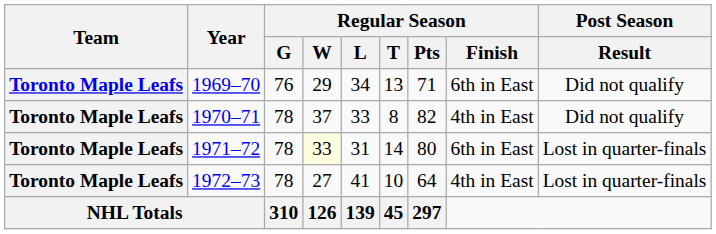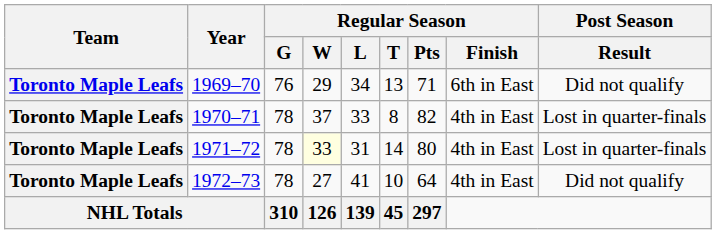(625, 116) Did not qualify -> (625, 116) Lost in quarter-finals
(492, 149) 6th in East -> (492, 149) 4th in East
(625, 181) Lost in quarter-finals -> (625, 181) Did not qualify
